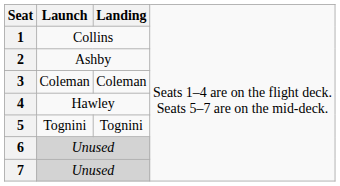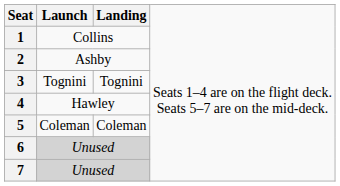(65, 81) Coleman -> (65, 81) Tognini
(121, 81) Coleman -> (121, 81) Tognini
(65, 125) Tognini -> (65, 125) Coleman
(121, 125) Tognini -> (121, 125) Coleman
